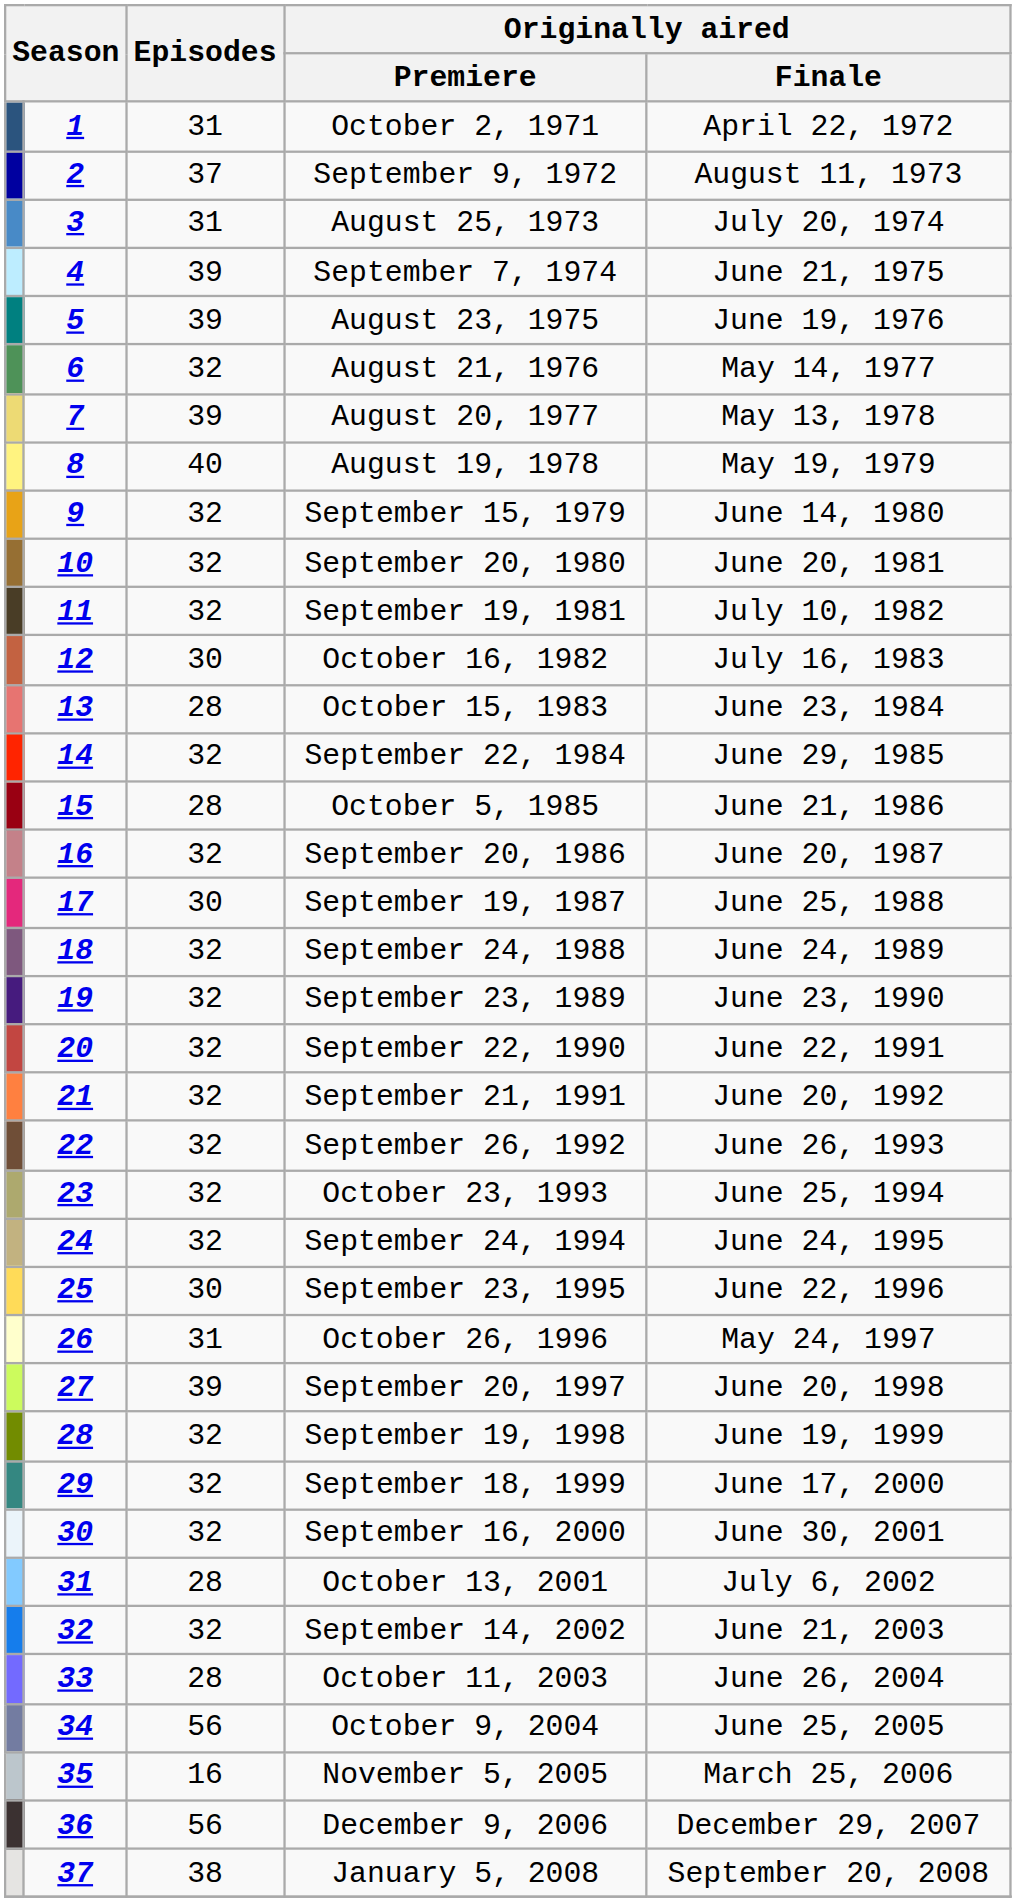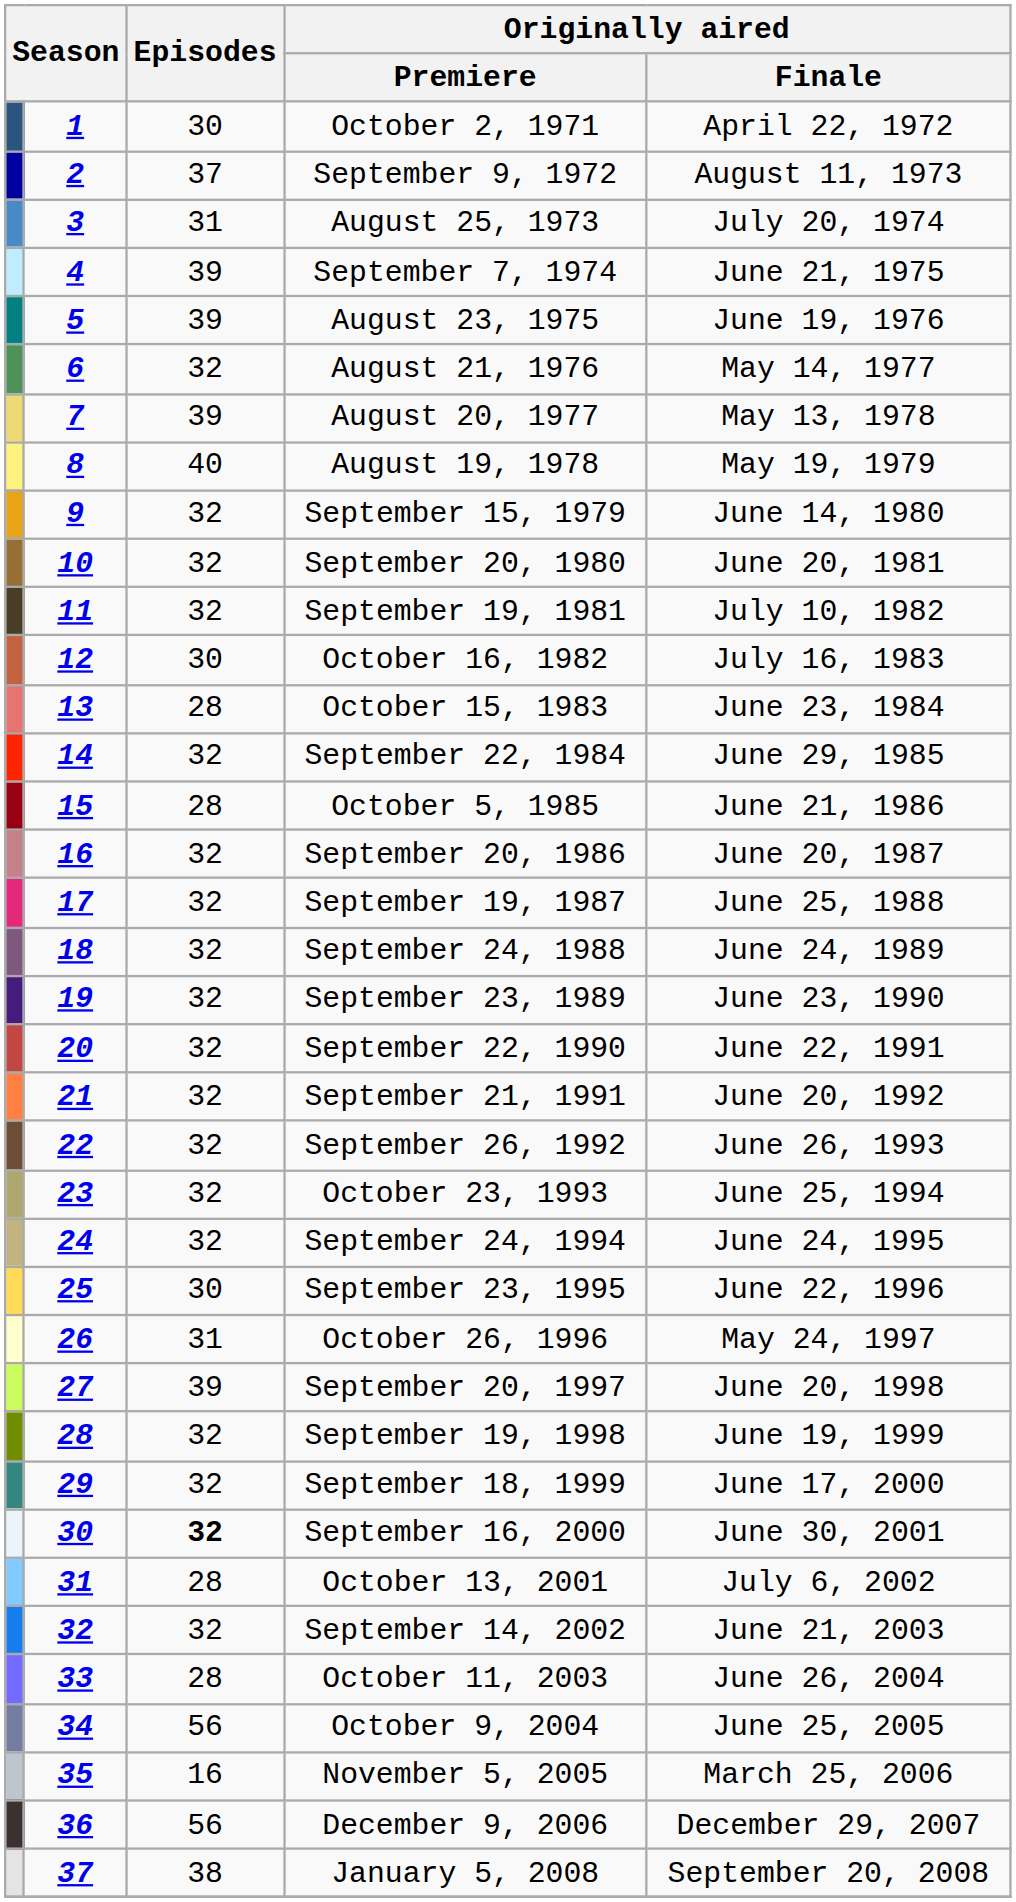(205, 126) 31 -> (205, 126) 30
(205, 903) 30 -> (205, 903) 32
(205, 1534) normal -> (205, 1534) bold
